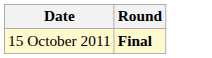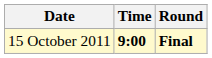+ column: (135, 16)
